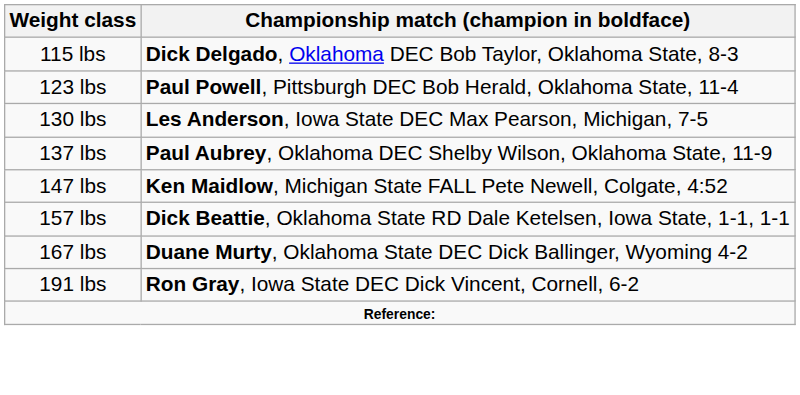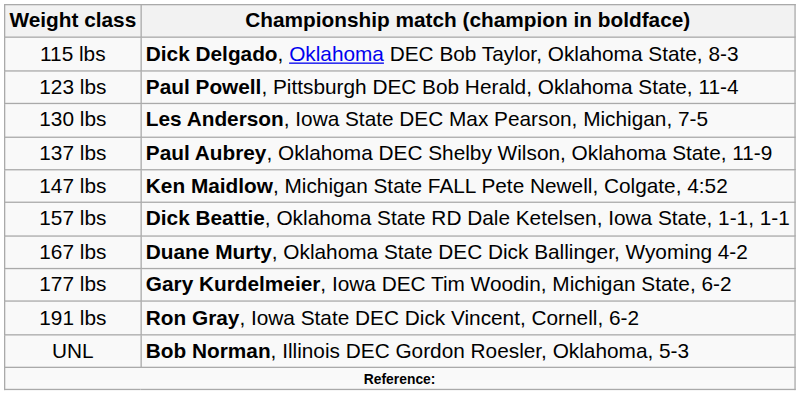+ row: (73, 284)
+ row: (73, 350)
